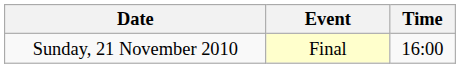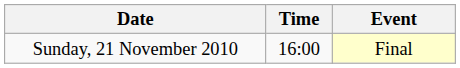columns swapped: (423, 19) <-> (328, 19)
